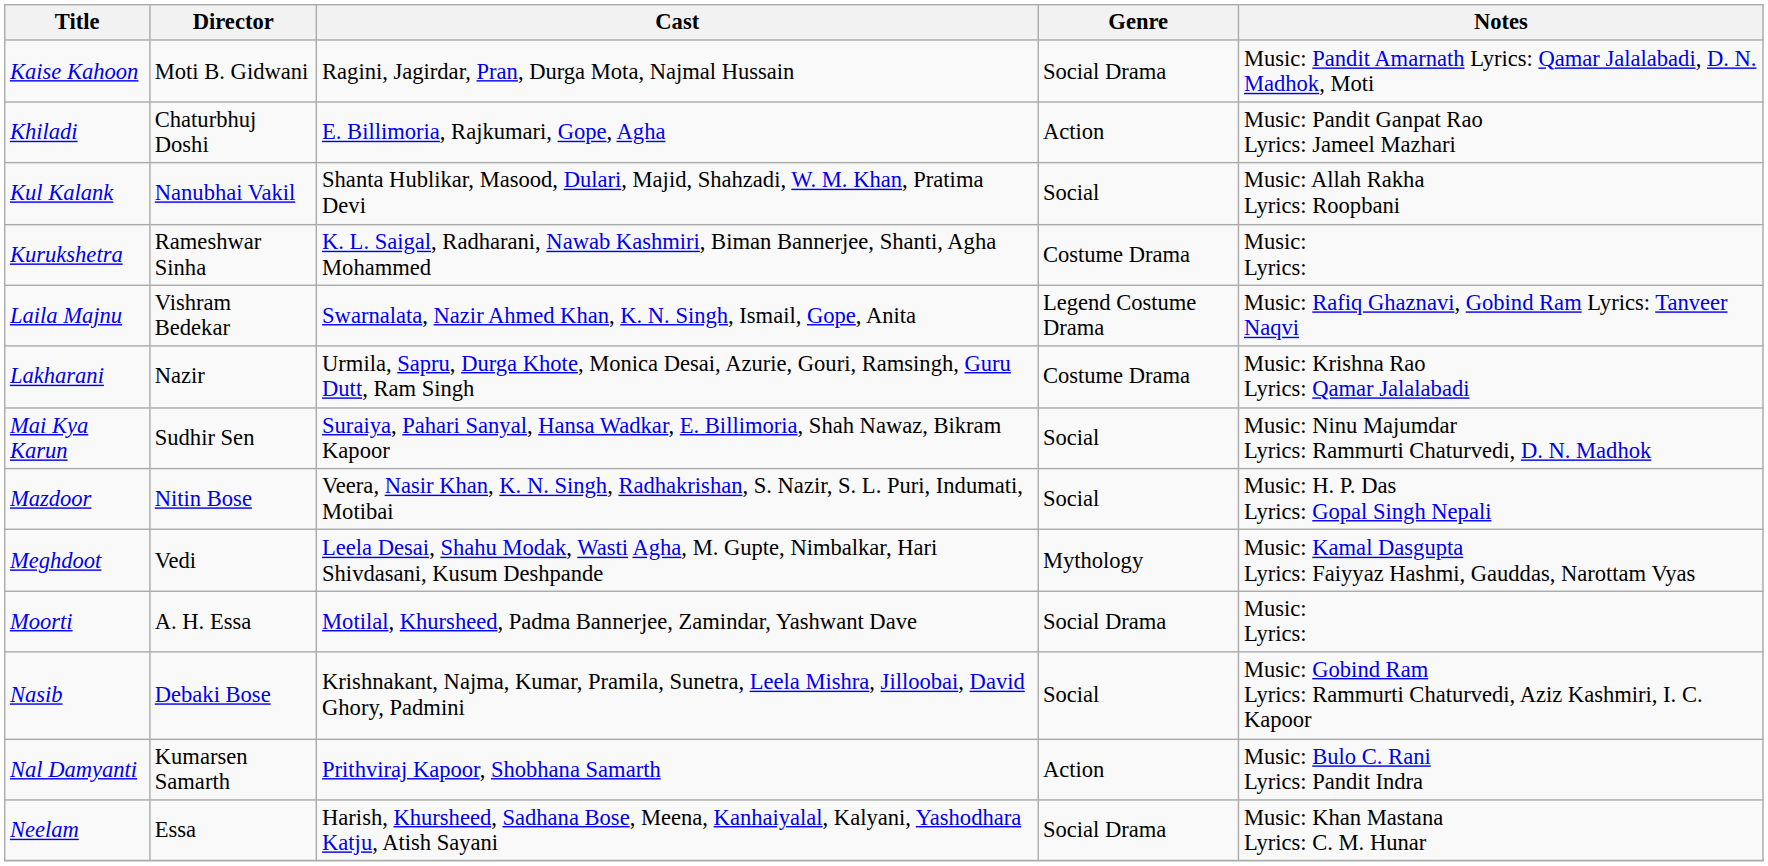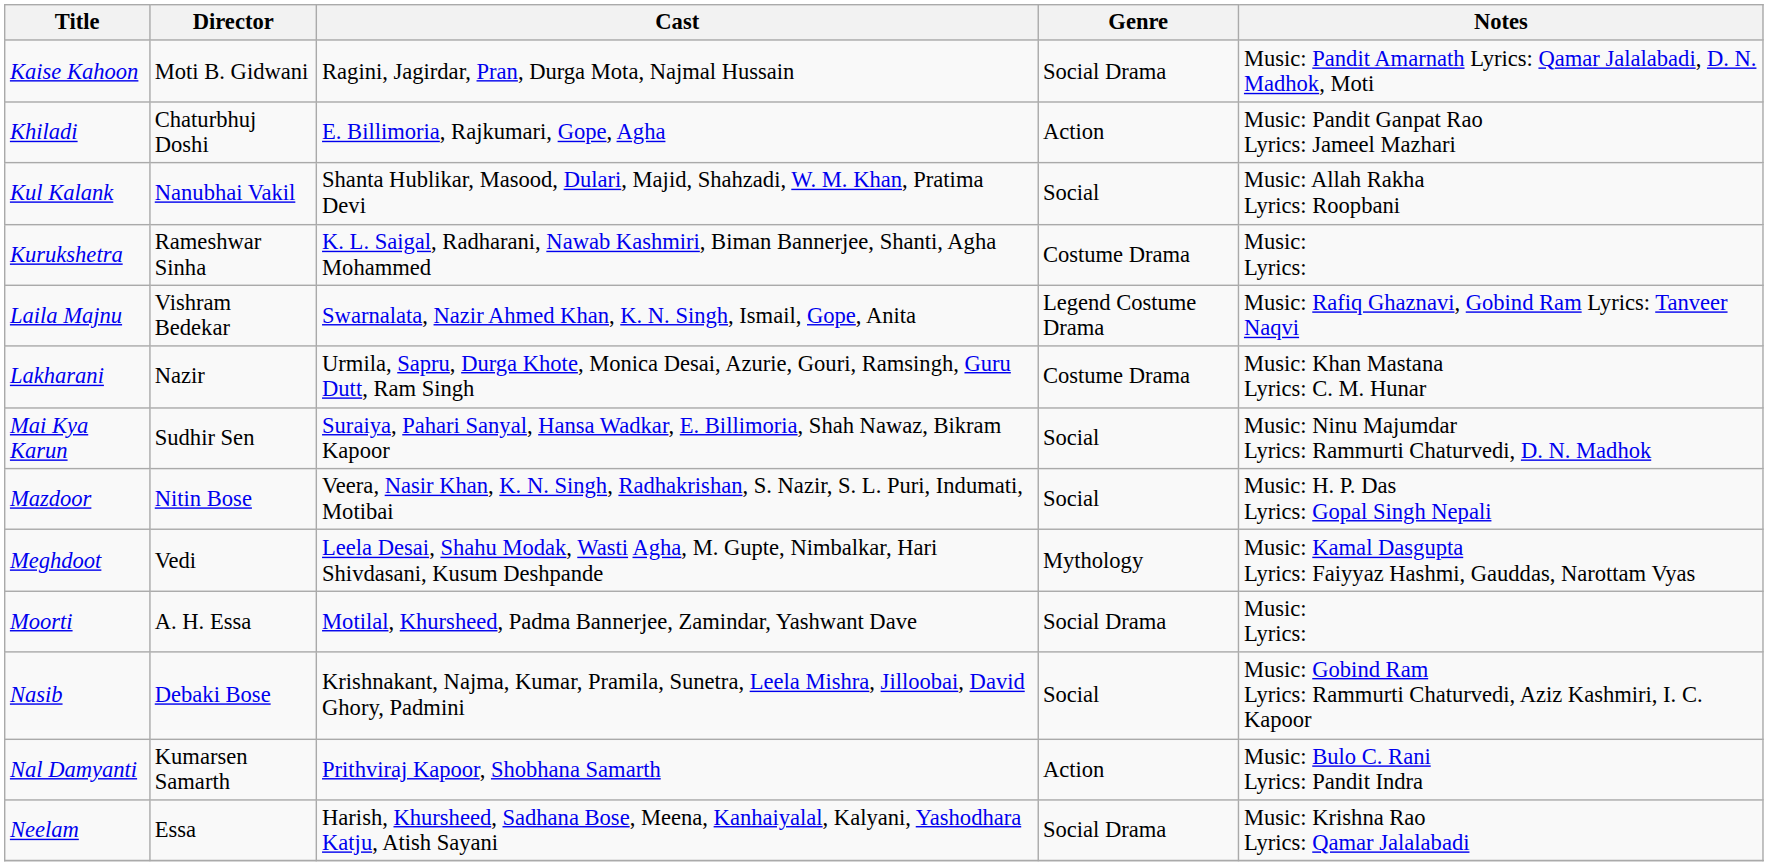(1357, 376) Music: Krishna Rao Lyrics: Qamar Jalalabadi -> (1344, 376) Music: Khan Mastana Lyrics: C. M. Hunar
(1344, 830) Music: Khan Mastana Lyrics: C. M. Hunar -> (1357, 830) Music: Krishna Rao Lyrics: Qamar Jalalabadi
